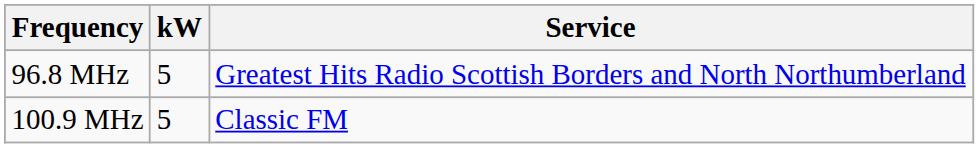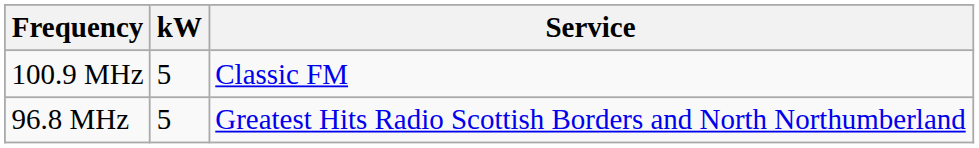rows swapped: (70, 73) <-> (78, 119)
